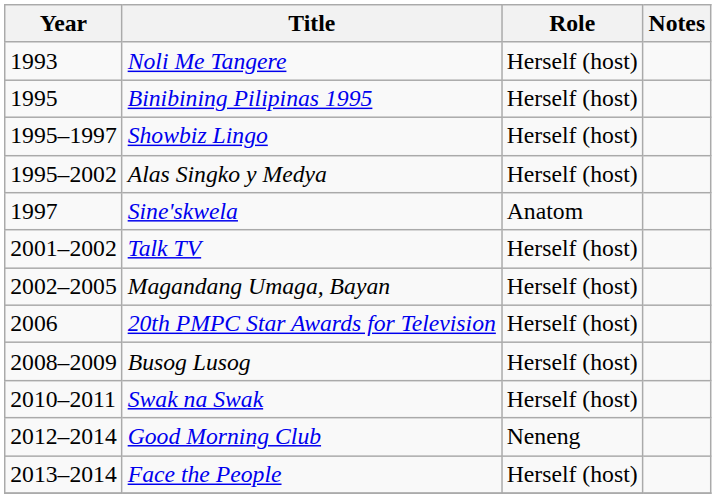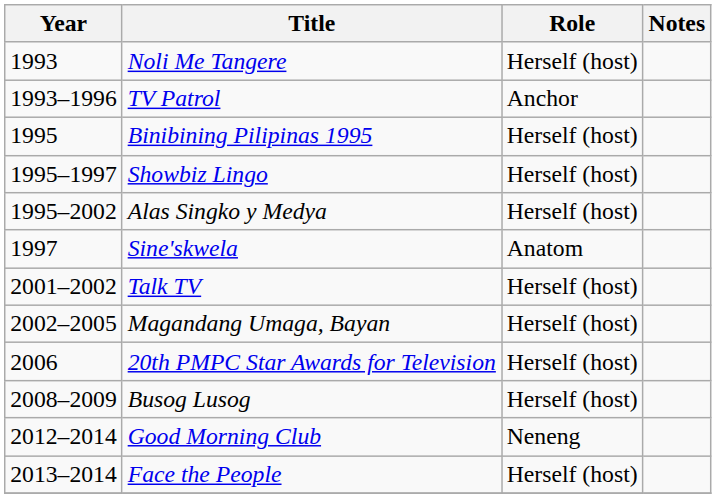+ row: (174, 98)
- row: (195, 398)
